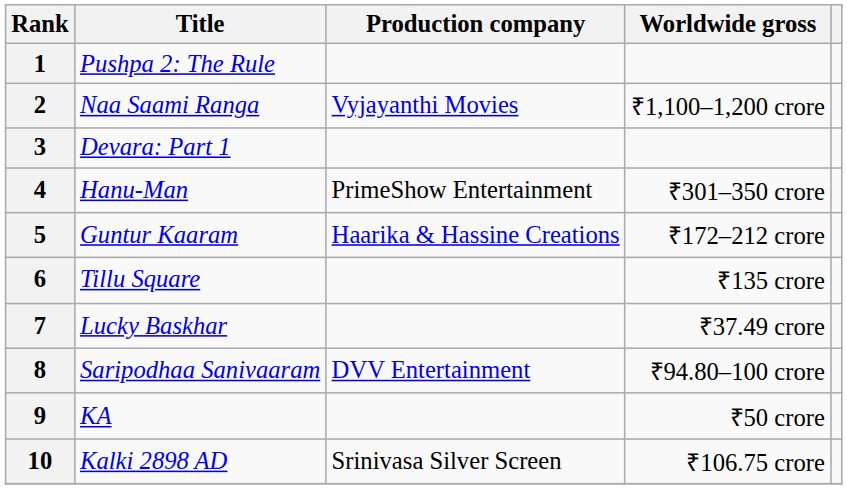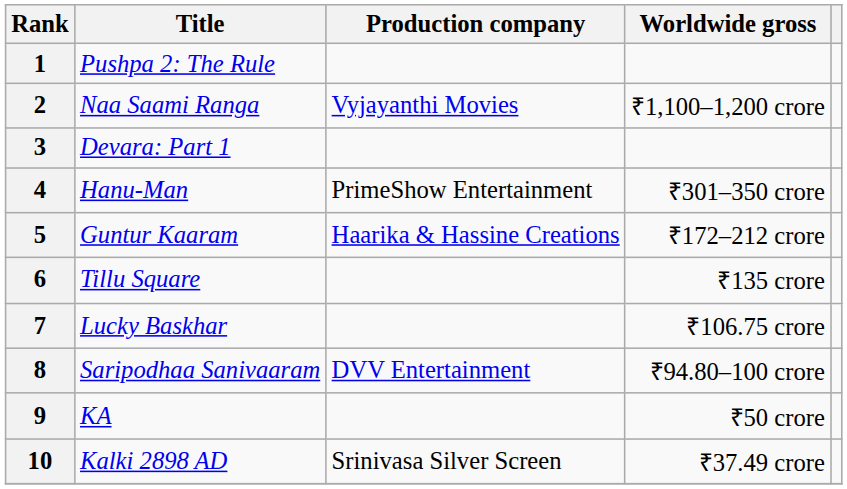(762, 326) ₹37.49 crore -> (756, 326) ₹106.75 crore
(756, 462) ₹106.75 crore -> (762, 462) ₹37.49 crore
